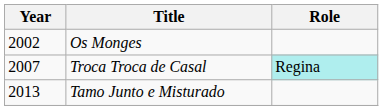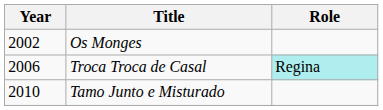(24, 67) 2007 -> (24, 67) 2006
(24, 92) 2013 -> (24, 92) 2010
